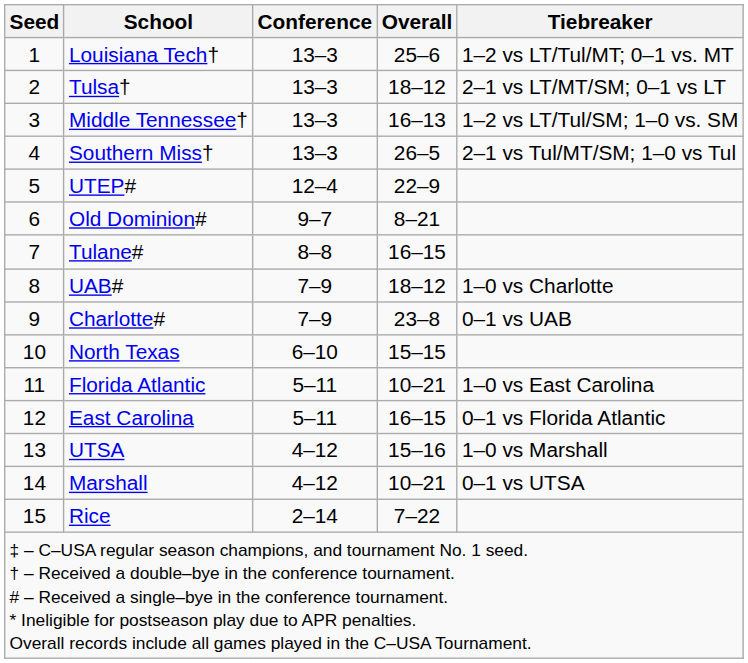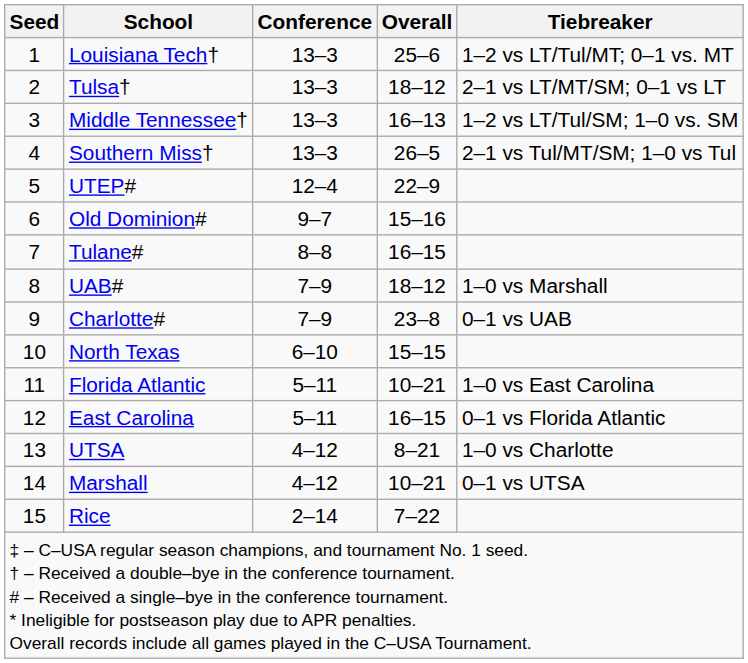(417, 219) 8–21 -> (417, 219) 15–16
(538, 285) 1–0 vs Charlotte -> (535, 285) 1–0 vs Marshall
(417, 450) 15–16 -> (417, 450) 8–21
(535, 450) 1–0 vs Marshall -> (538, 450) 1–0 vs Charlotte
